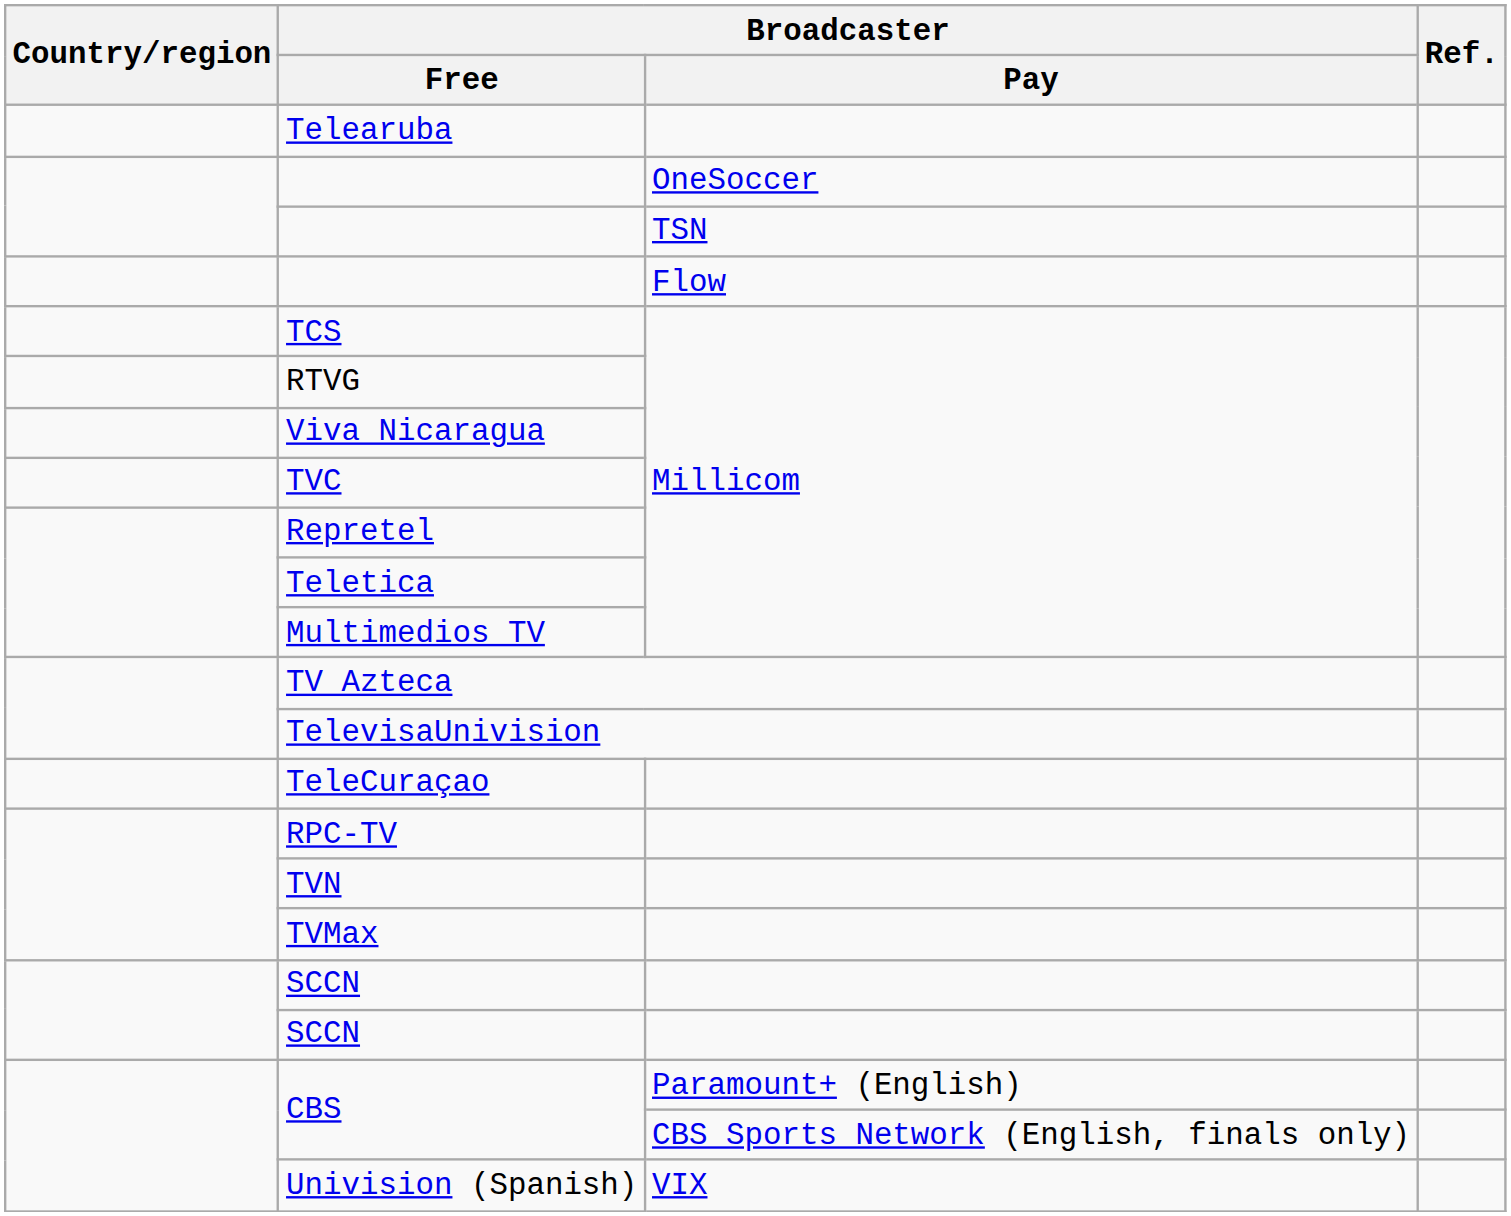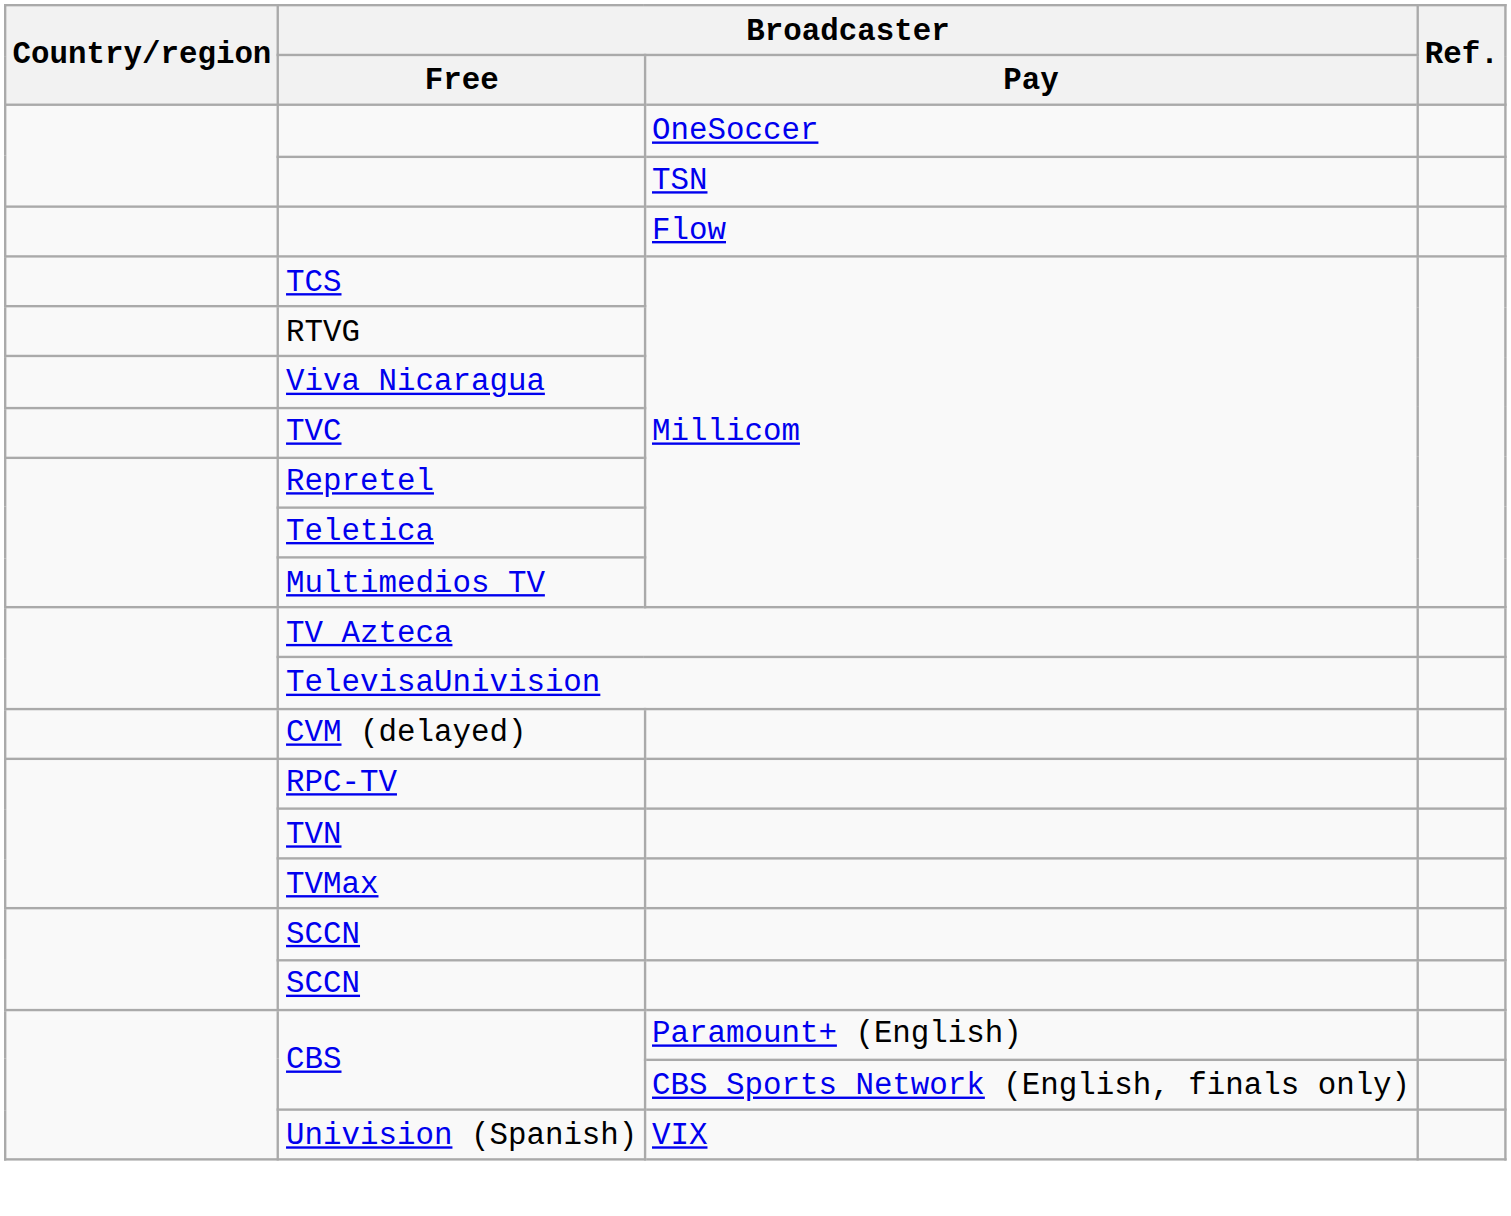- row: (369, 131)
- row: (388, 784)
+ row: (406, 733)
